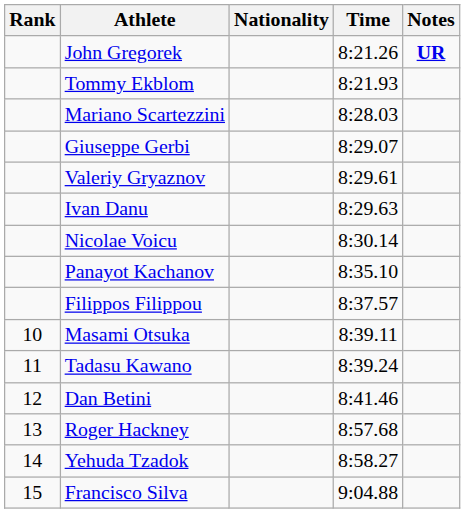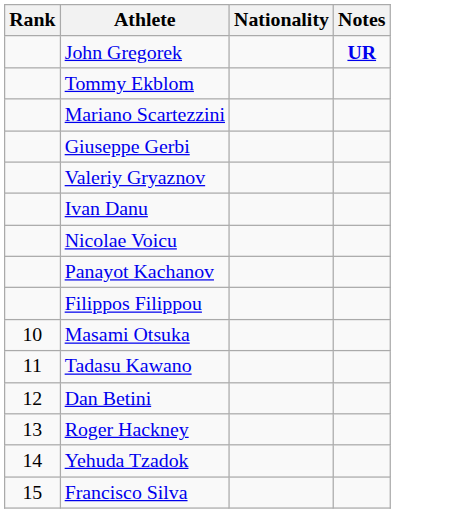- column: (368, 20)
